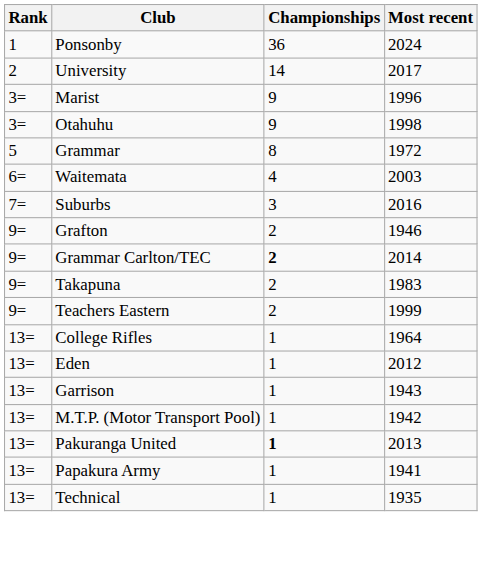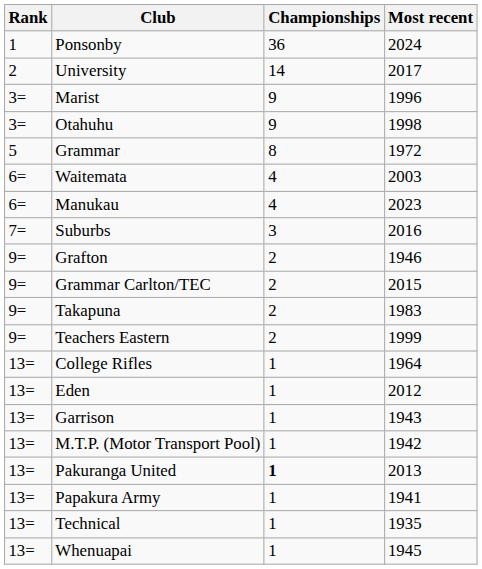+ row: (87, 204)
(272, 257) bold -> (272, 284) normal
(405, 257) 2014 -> (405, 284) 2015
+ row: (94, 550)
